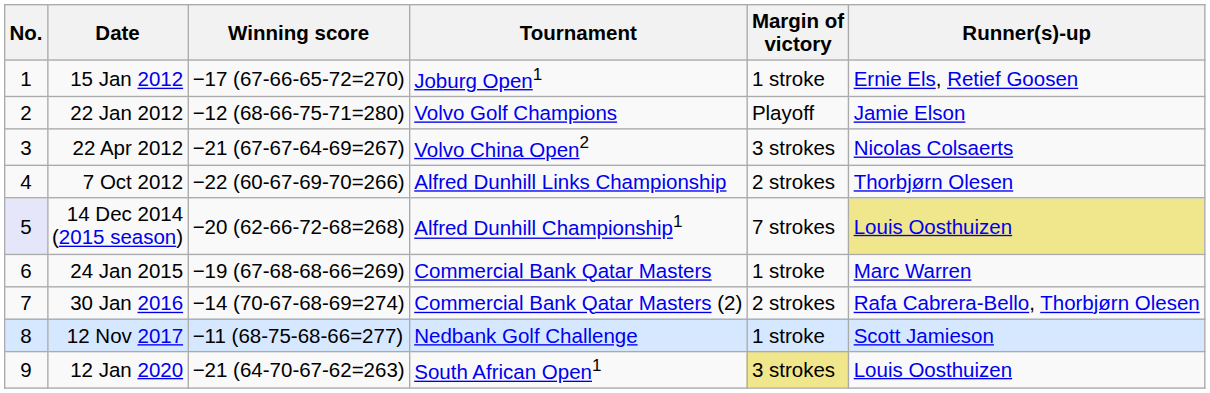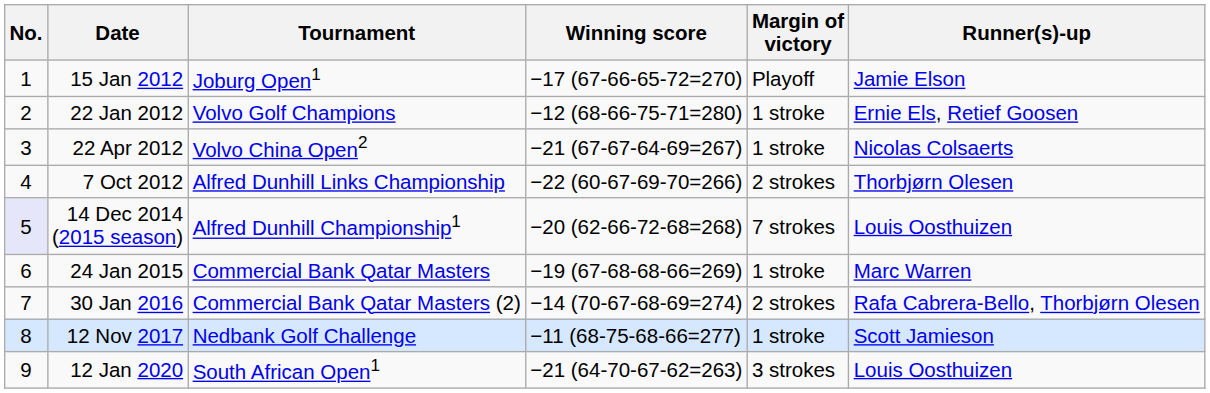columns swapped: (578, 33) <-> (299, 33)
(788, 79) 1 stroke -> (783, 79) Playoff
(966, 79) Ernie Els, Retief Goosen -> (910, 79) Jamie Elson
(783, 113) Playoff -> (788, 113) 1 stroke
(910, 113) Jamie Elson -> (966, 113) Ernie Els, Retief Goosen
(793, 148) 3 strokes -> (788, 148) 1 stroke
(933, 226) khaki background -> (933, 226) no background
(793, 370) khaki background -> (793, 370) no background
